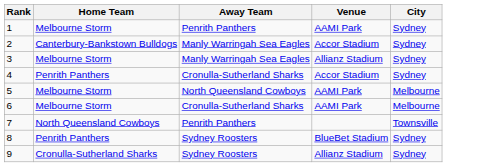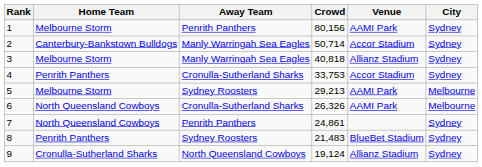+ column: (330, 12)
(244, 91) North Queensland Cowboys -> (219, 91) Sydney Roosters
(73, 106) Melbourne Storm -> (97, 106) North Queensland Cowboys
(415, 122) Townsville -> (445, 122) Sydney
(219, 153) Sydney Roosters -> (244, 153) North Queensland Cowboys
